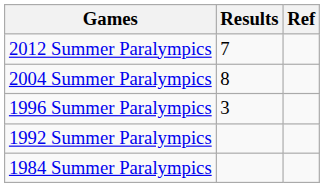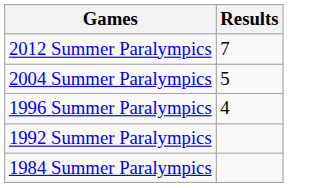- column: (301, 19)
(225, 78) 8 -> (225, 78) 5
(225, 108) 3 -> (225, 108) 4
